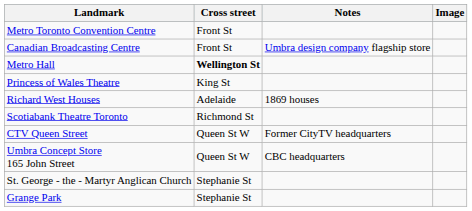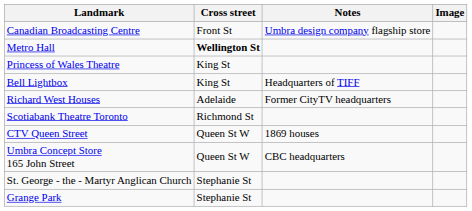- row: (81, 30)
+ row: (37, 82)
(292, 99) 1869 houses -> (328, 99) Former CityTV headquarters
(328, 133) Former CityTV headquarters -> (292, 133) 1869 houses
